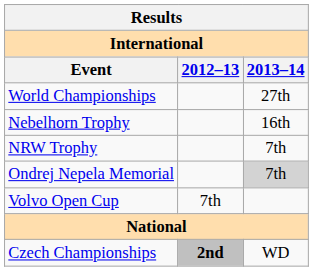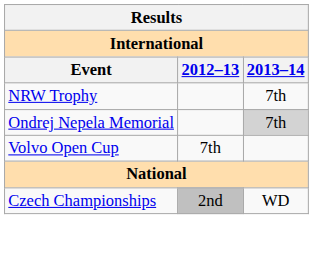- row: (82, 95)
- row: (69, 122)
(210, 252) bold -> (210, 200) normal
